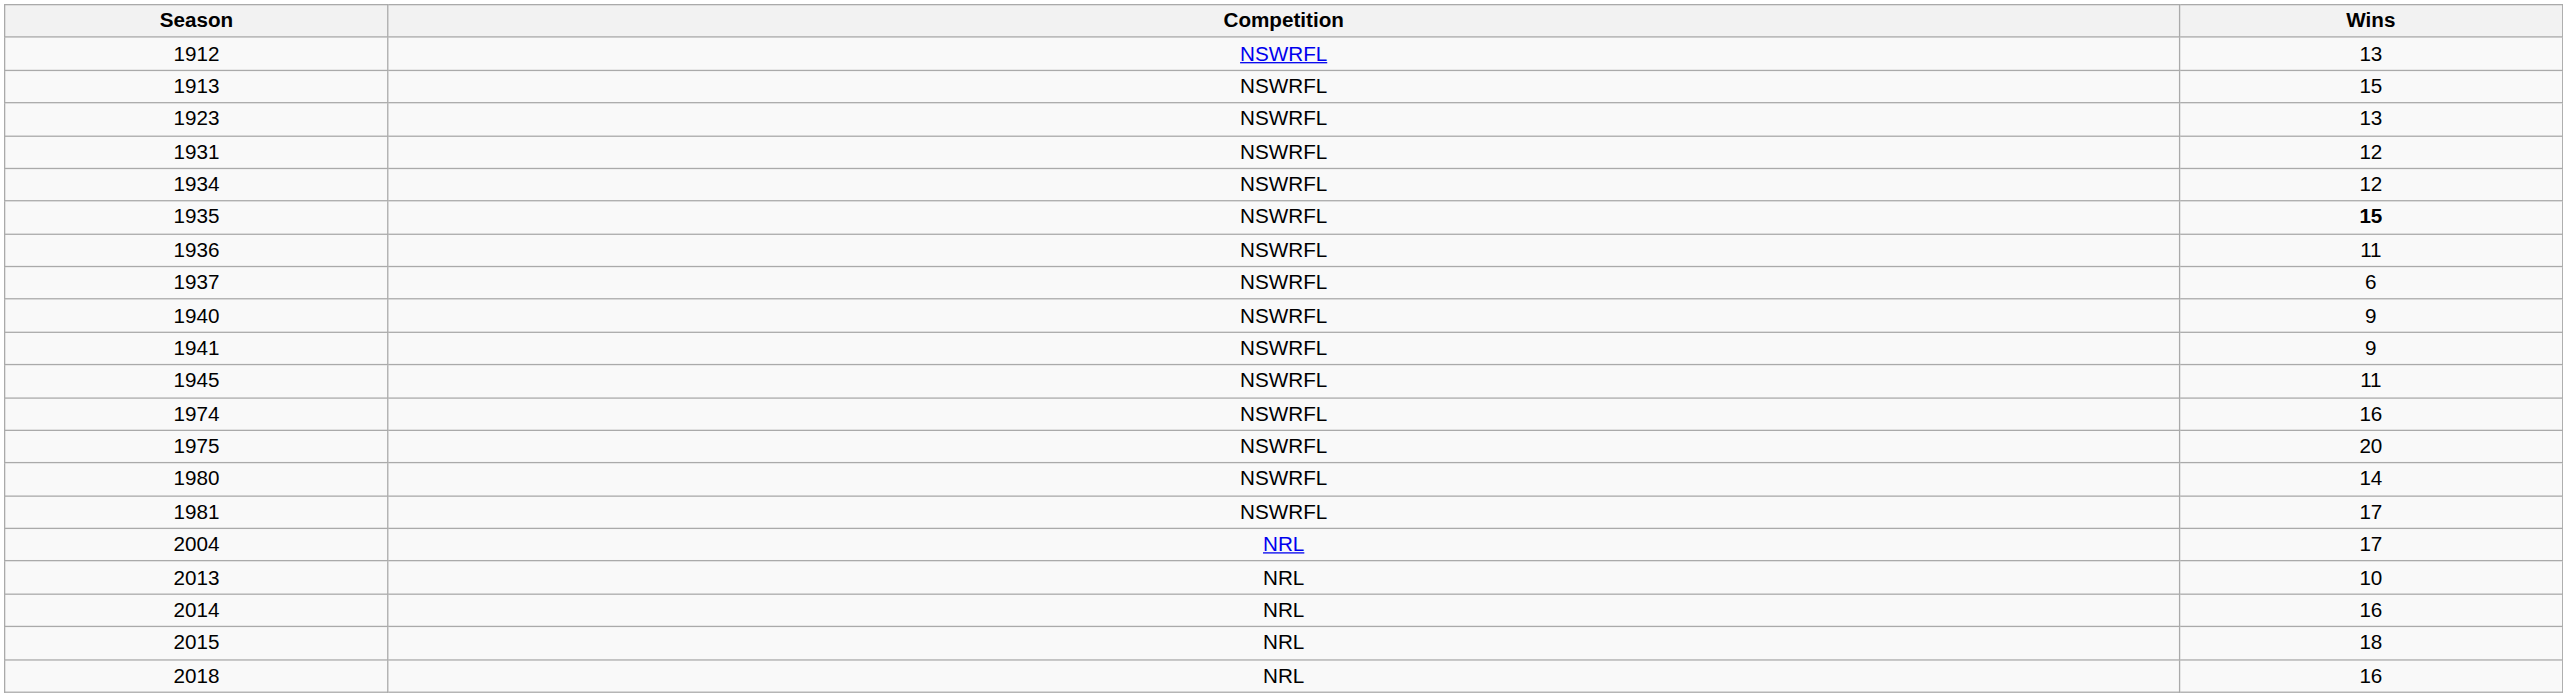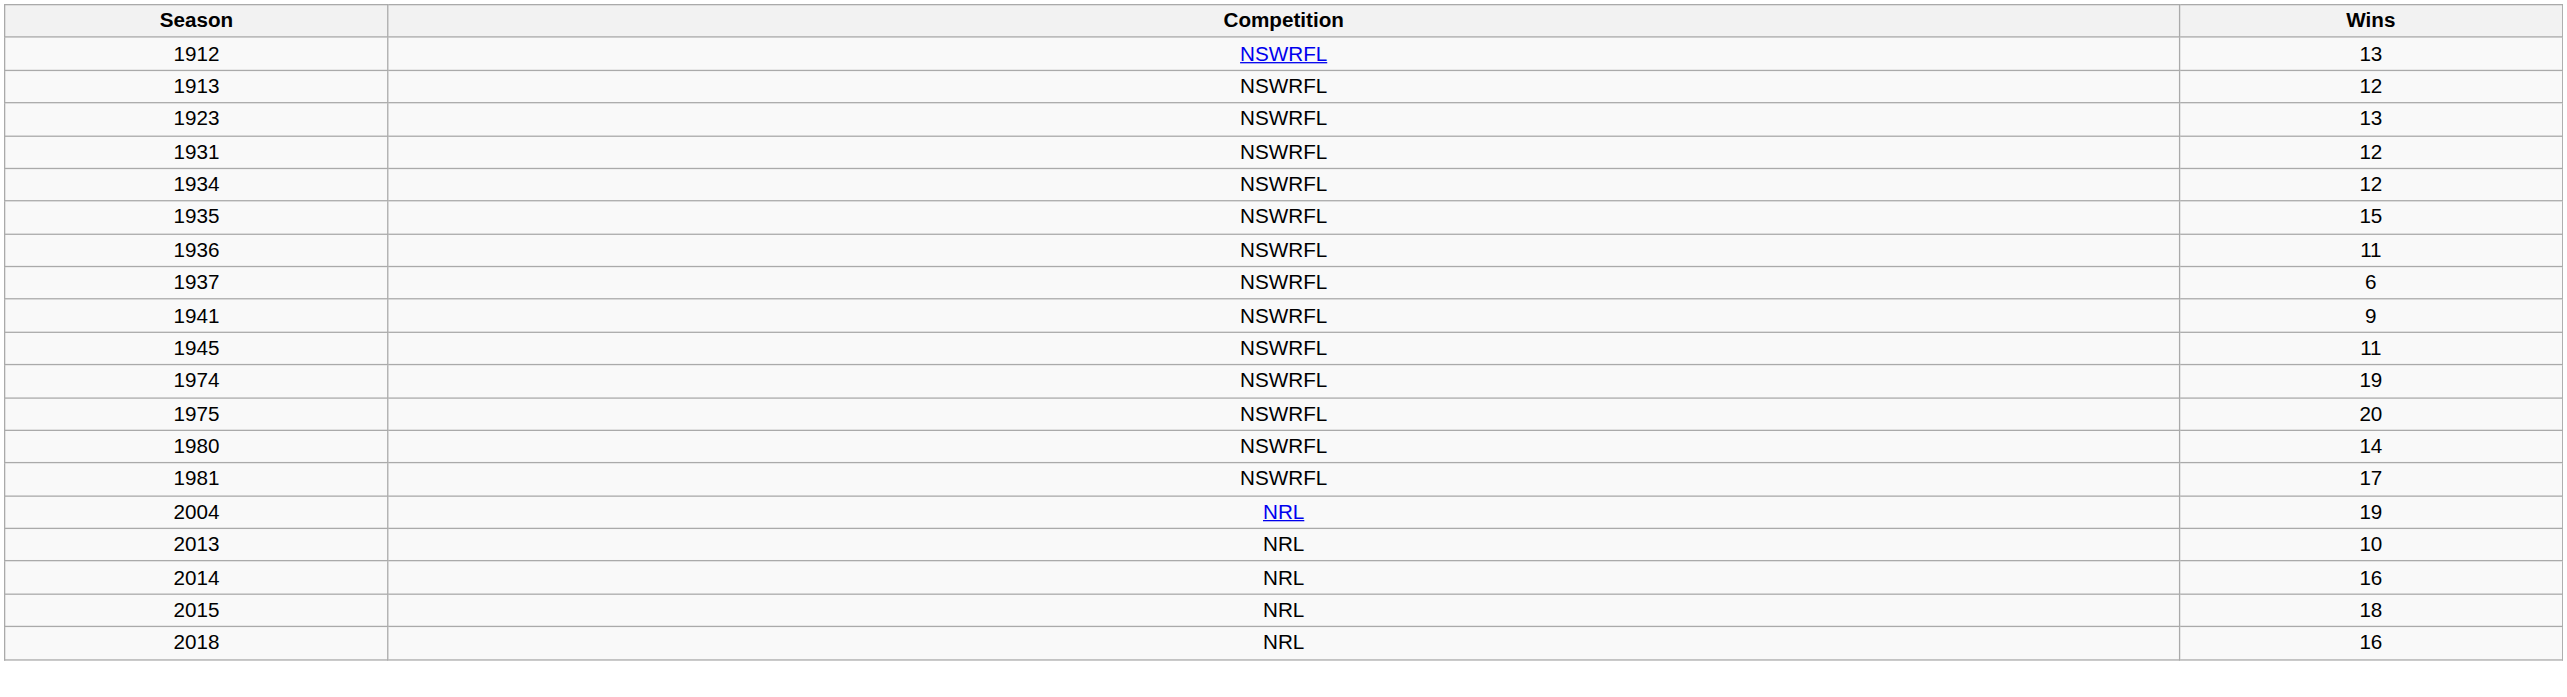(2371, 86) 15 -> (2371, 86) 12
(2371, 217) bold -> (2371, 217) normal
- row: (196, 315)
(2371, 413) 16 -> (2371, 380) 19
(2371, 544) 17 -> (2371, 511) 19
